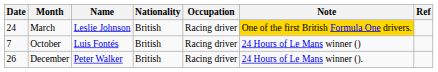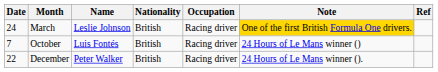(11, 59) 26 -> (11, 59) 22
